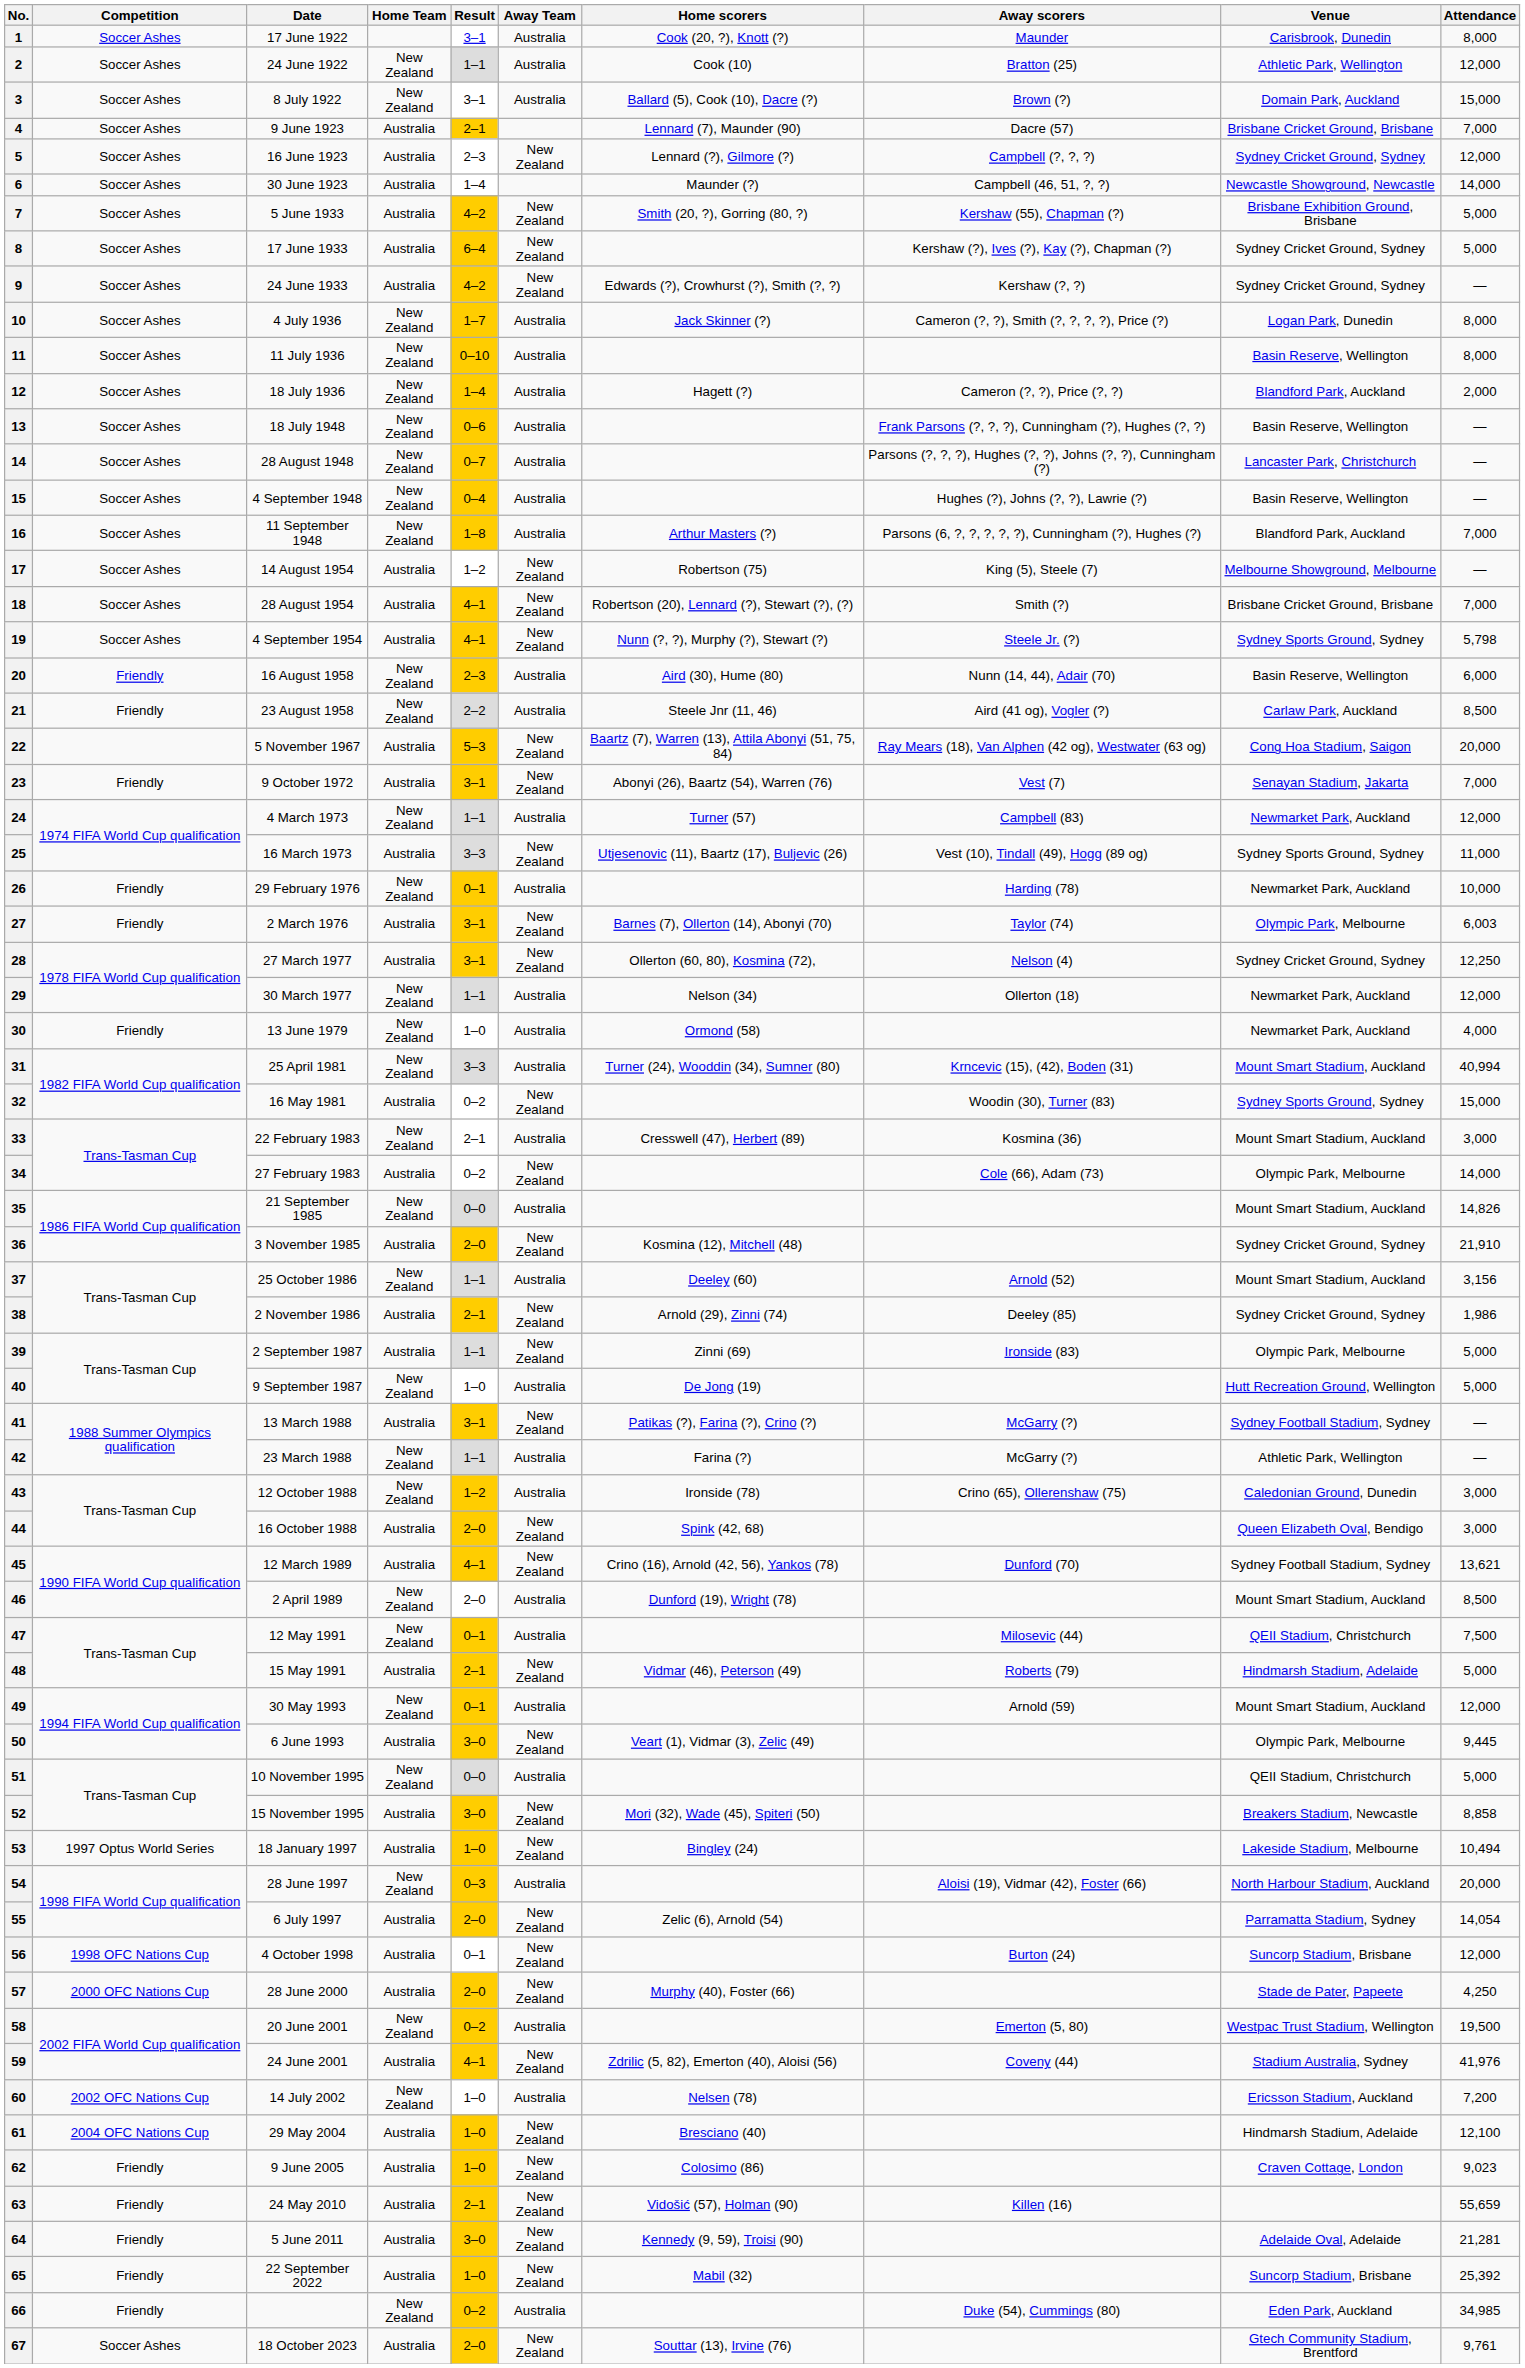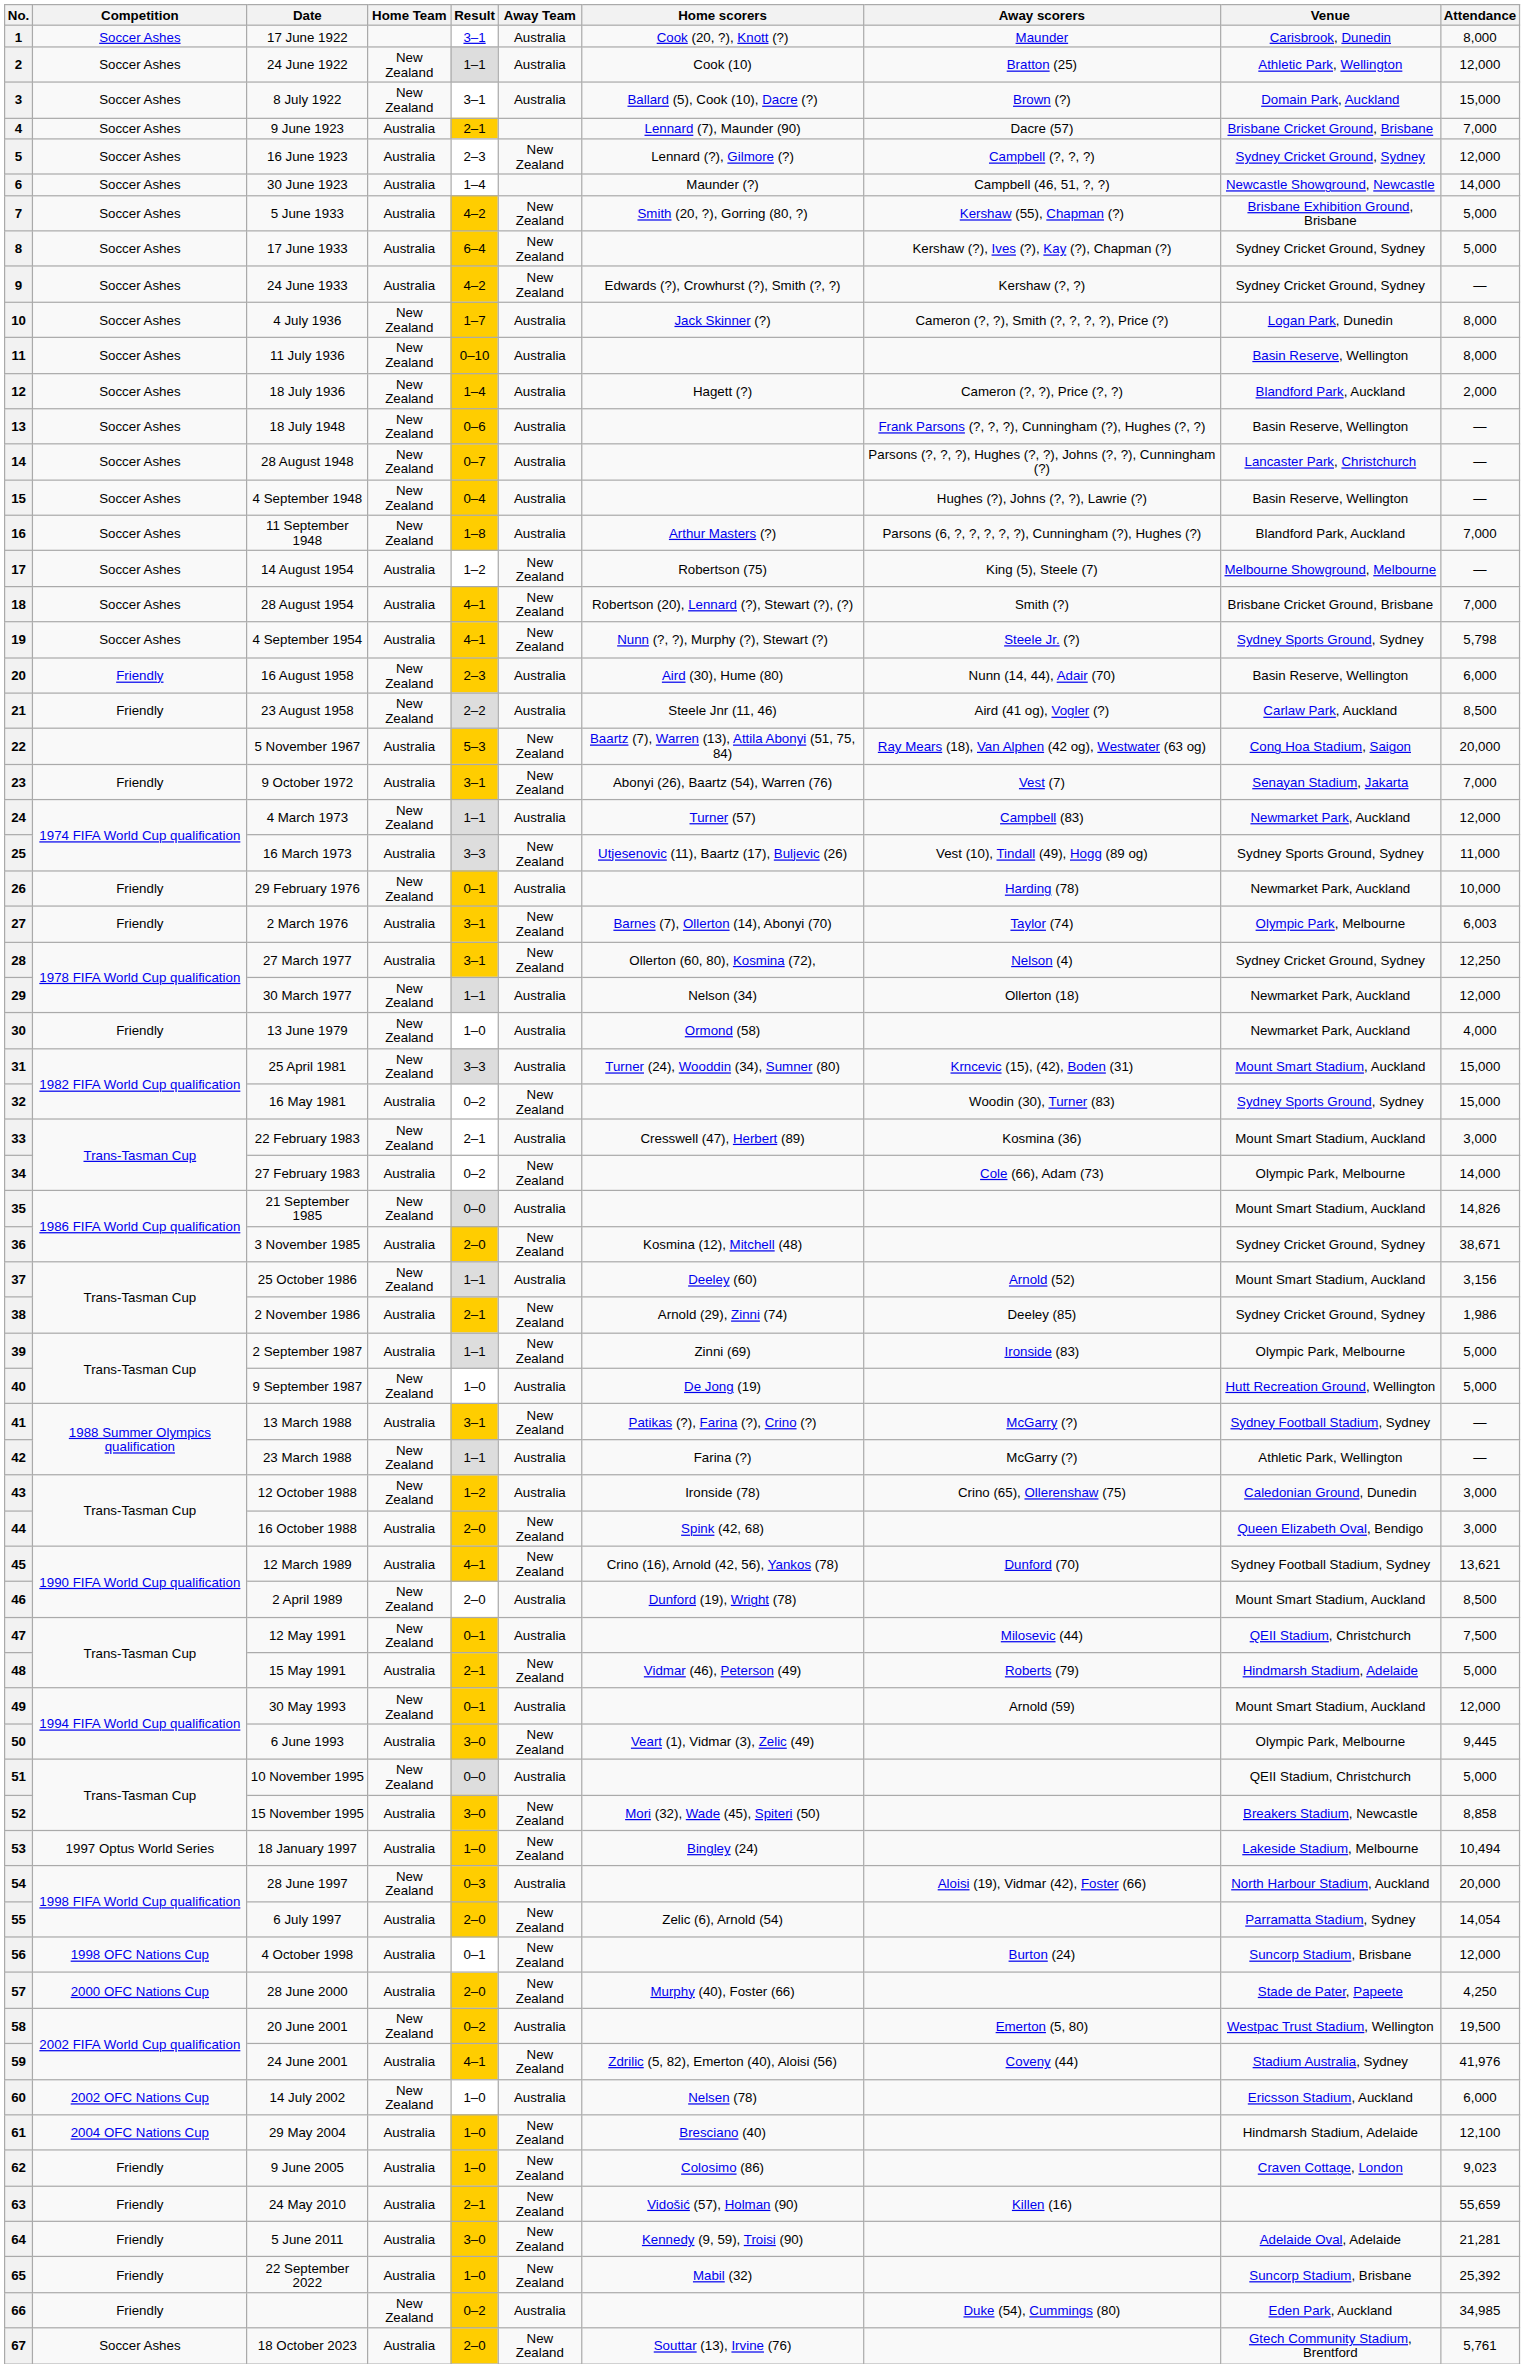(1480, 1066) 40,994 -> (1480, 1066) 15,000
(1480, 1244) 21,910 -> (1480, 1244) 38,671
(1480, 2097) 7,200 -> (1480, 2097) 6,000
(1480, 2346) 9,761 -> (1480, 2346) 5,761
